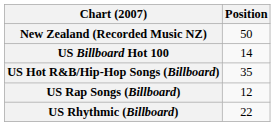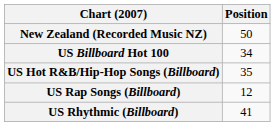(246, 53) 14 -> (246, 53) 34
(246, 111) 22 -> (246, 111) 41
